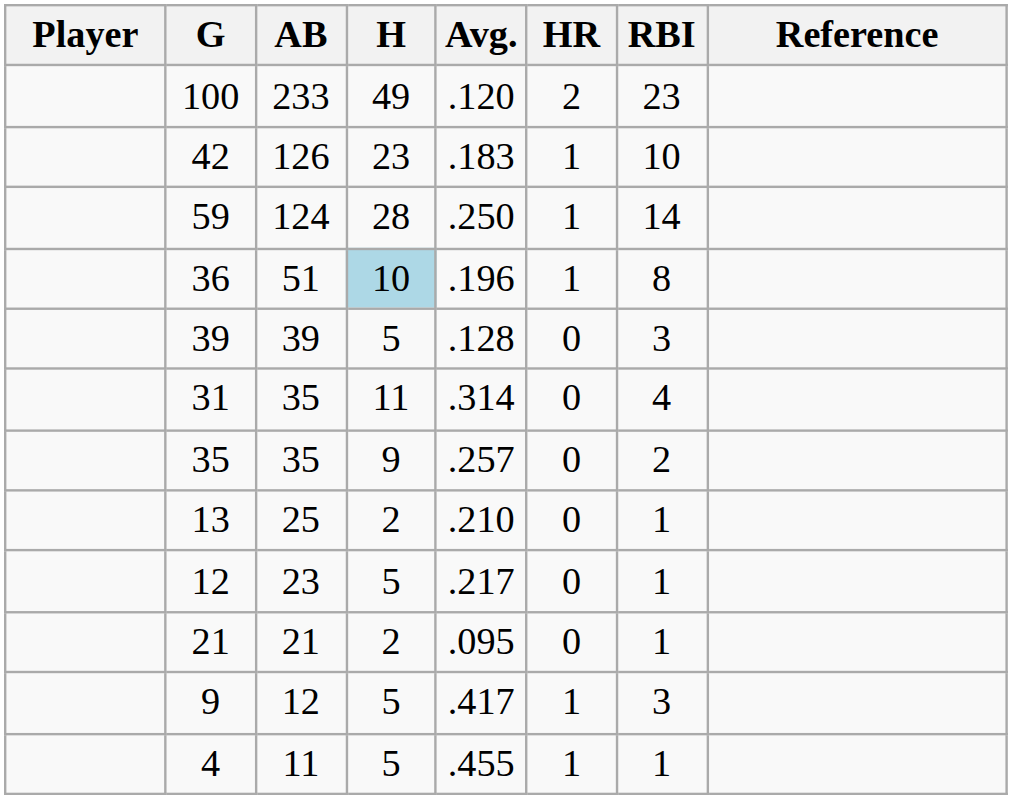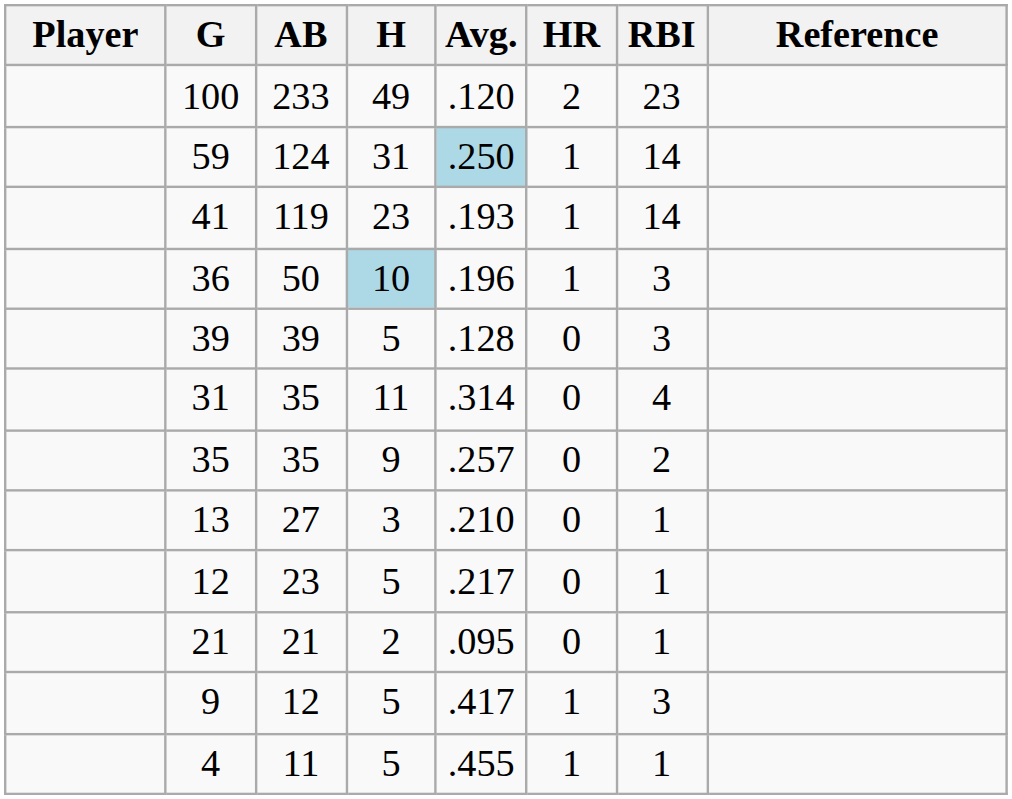- row: (211, 156)
(391, 216) 28 -> (391, 156) 31
(481, 216) no background -> (481, 156) lightblue background
+ row: (211, 216)
(301, 277) 51 -> (301, 277) 50
(662, 277) 8 -> (662, 277) 3
(301, 519) 25 -> (301, 519) 27
(391, 519) 2 -> (391, 519) 3
